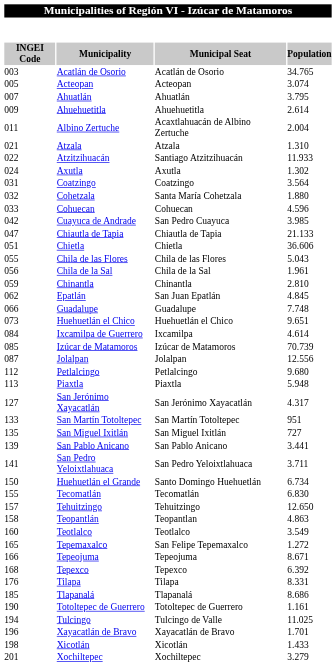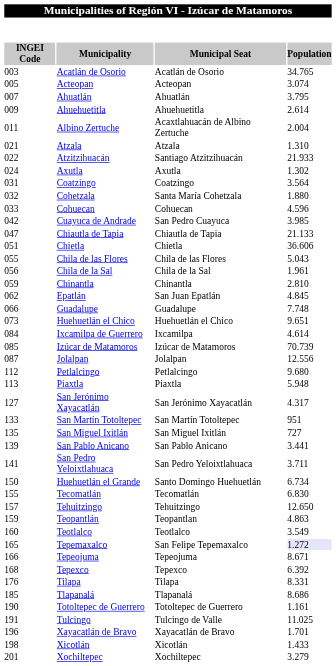(300, 158) 11.933 -> (300, 158) 21.933
(11, 519) 158 -> (11, 519) 159
(298, 544) no background -> (298, 544) lavender background
(11, 619) 194 -> (11, 619) 191
